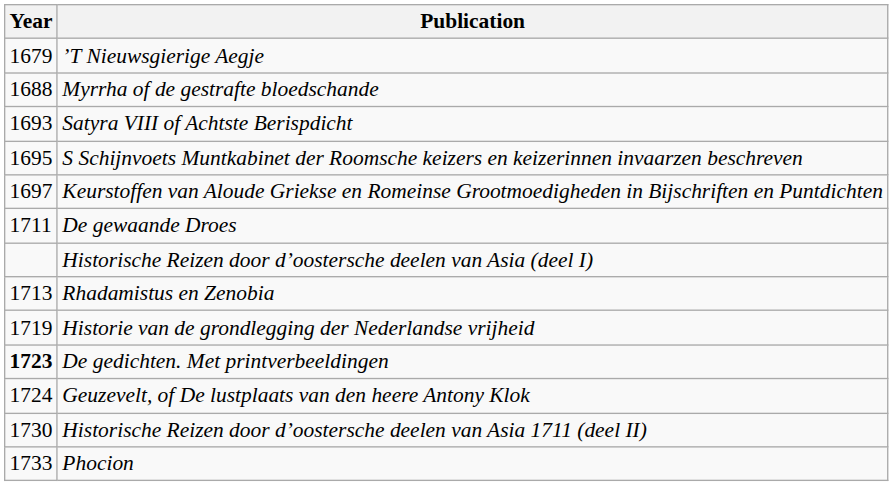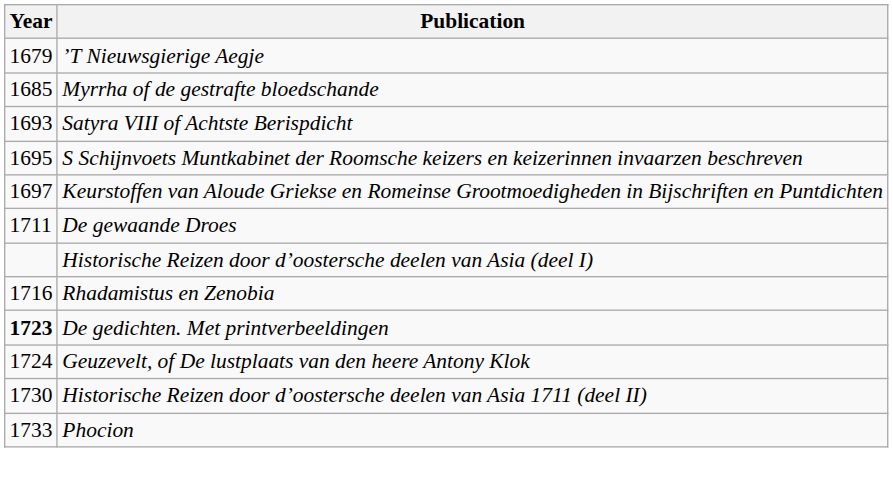(31, 89) 1688 -> (31, 89) 1685
(31, 293) 1713 -> (31, 293) 1716
- row: (298, 327)
